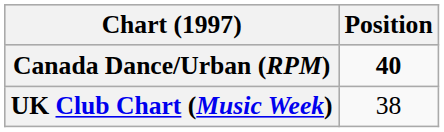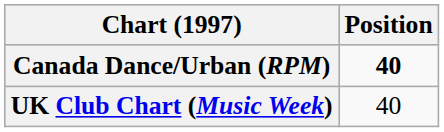(389, 106) 38 -> (389, 106) 40
